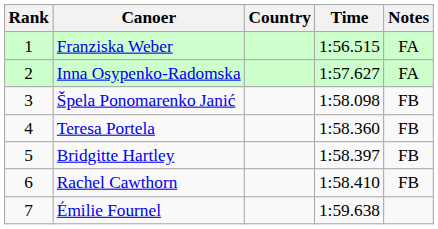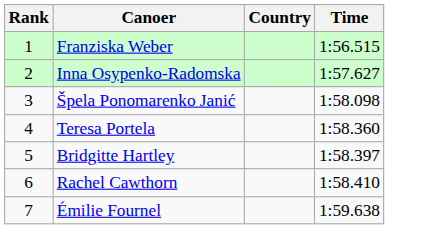- column: (409, 18)
